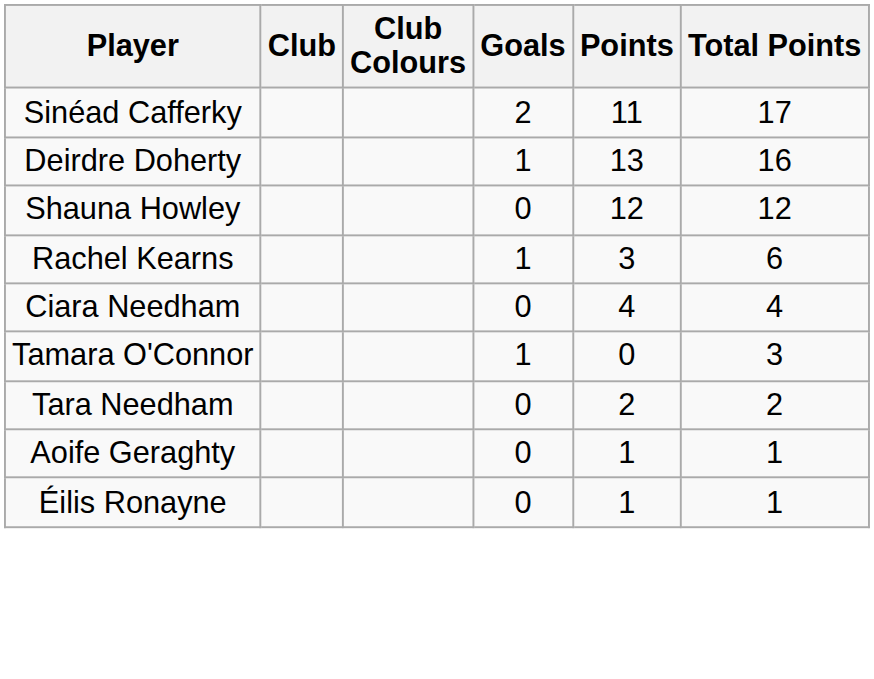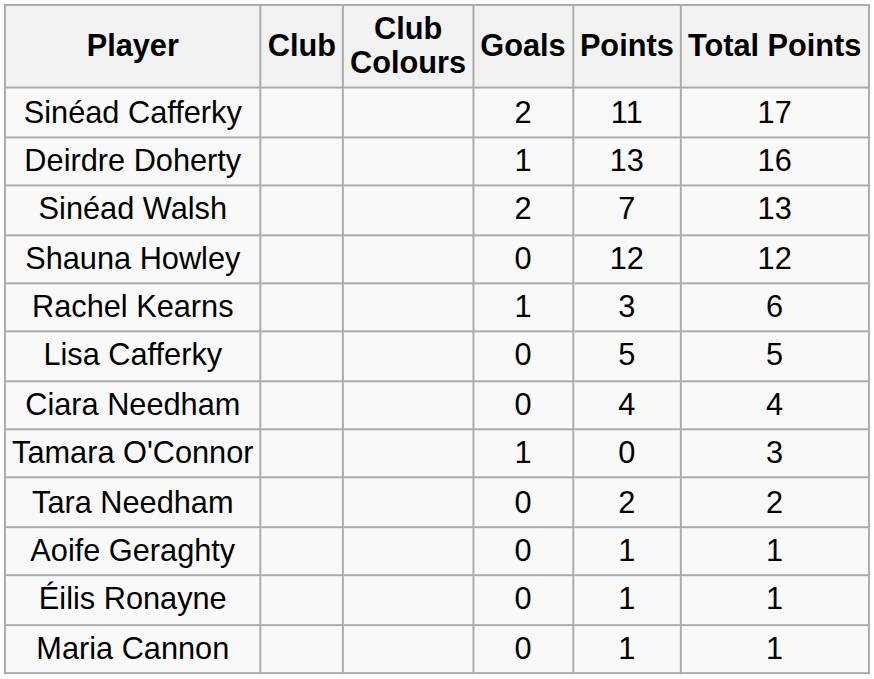+ row: (133, 209)
+ row: (133, 355)
+ row: (133, 648)
